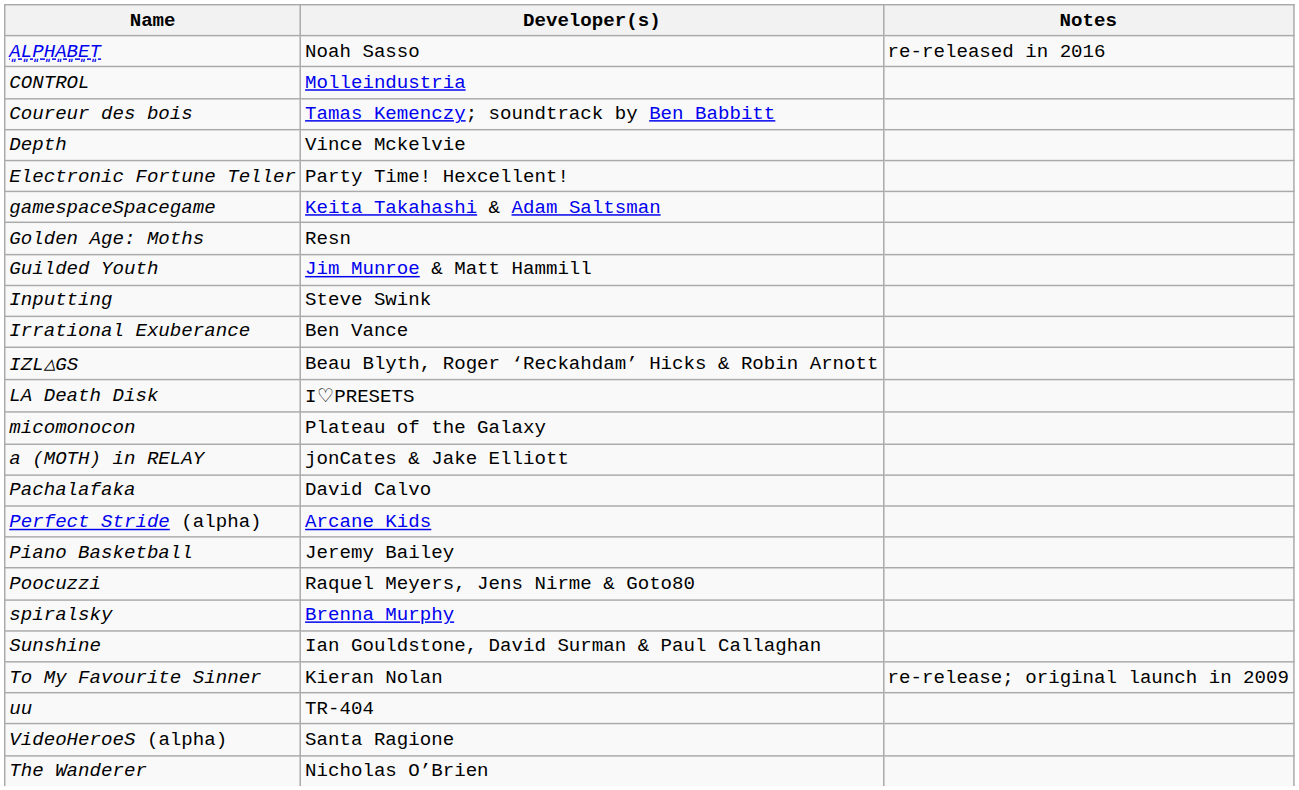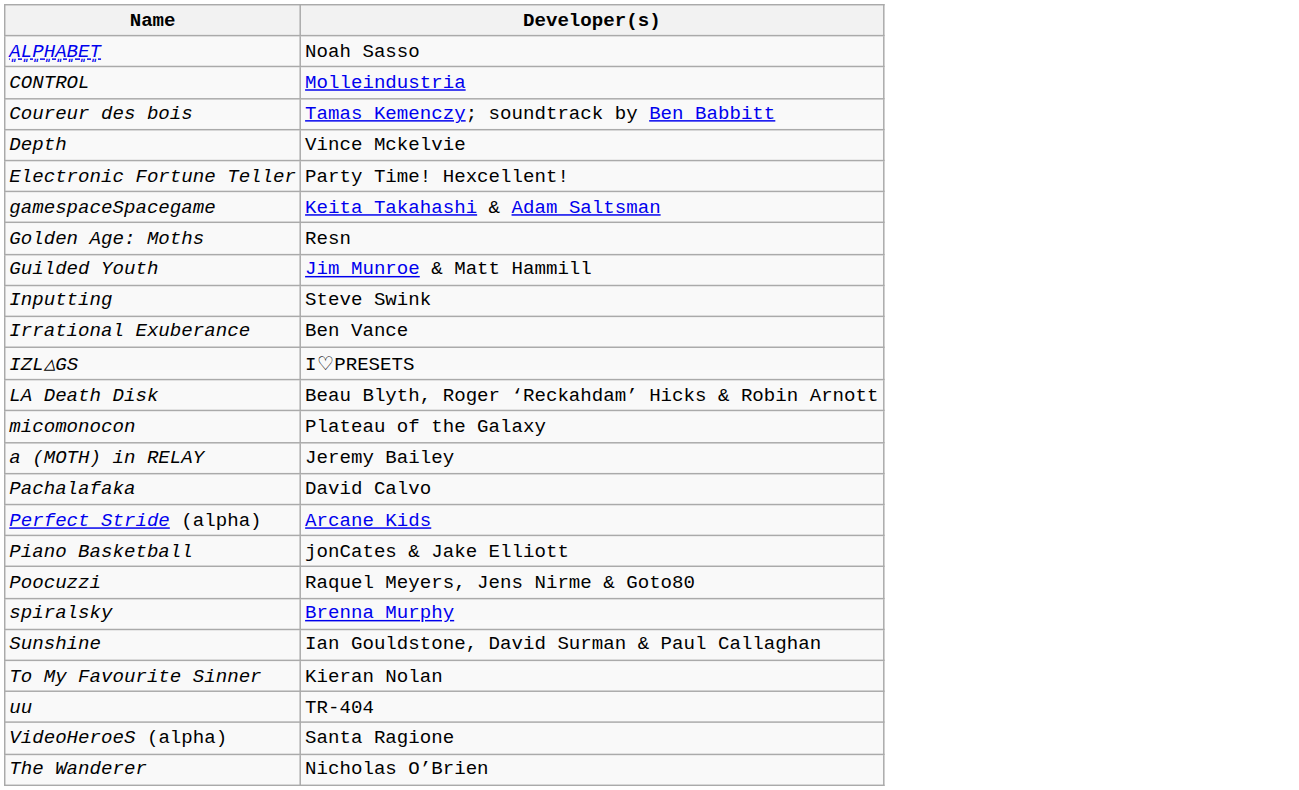- column: (1088, 20)
(592, 364) Beau Blyth, Roger ‘Reckahdam’ Hicks & Robin Arnott -> (360, 364) I♡PRESETS
(360, 397) I♡PRESETS -> (592, 396) Beau Blyth, Roger ‘Reckahdam’ Hicks & Robin Arnott
(437, 459) jonCates & Jake Elliott -> (380, 458) Jeremy Bailey
(380, 553) Jeremy Bailey -> (437, 551) jonCates & Jake Elliott
